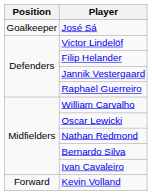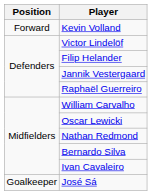rows swapped: (79, 27) <-> (91, 182)
